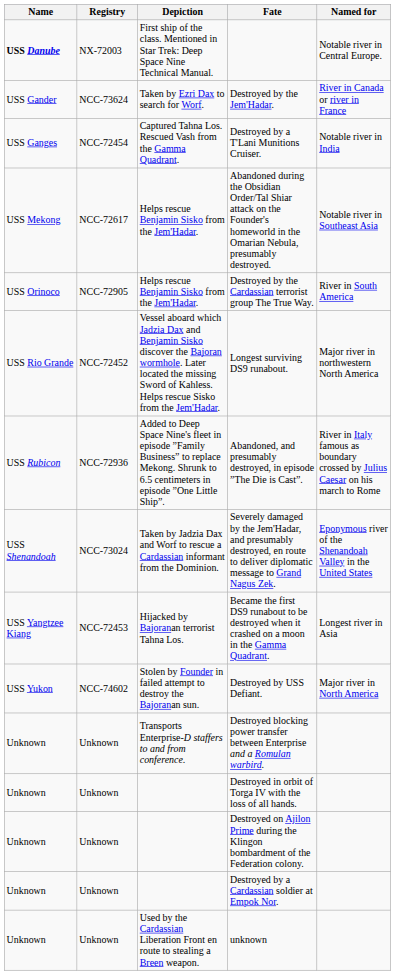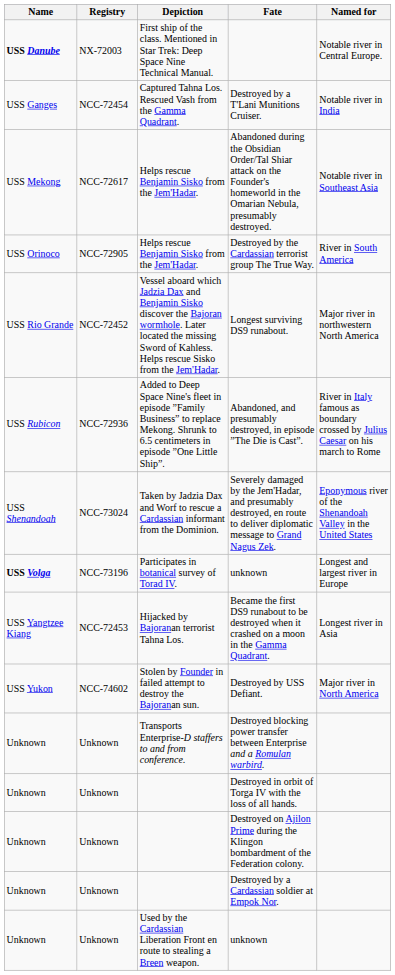- row: (182, 99)
+ row: (178, 573)
